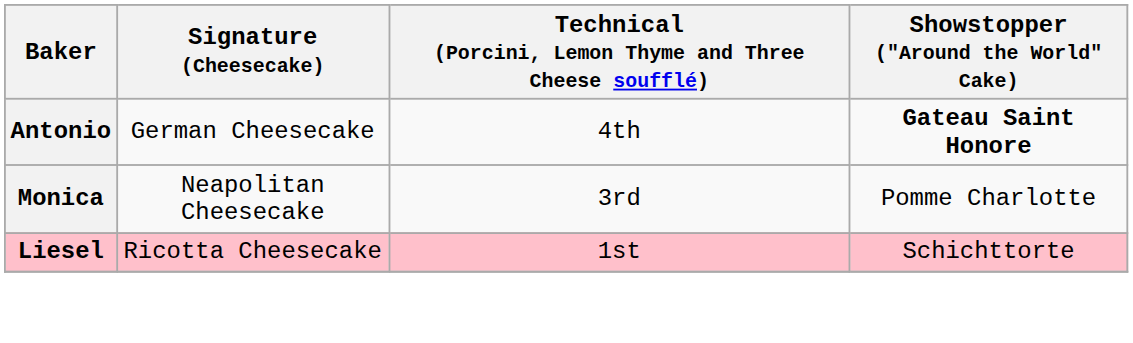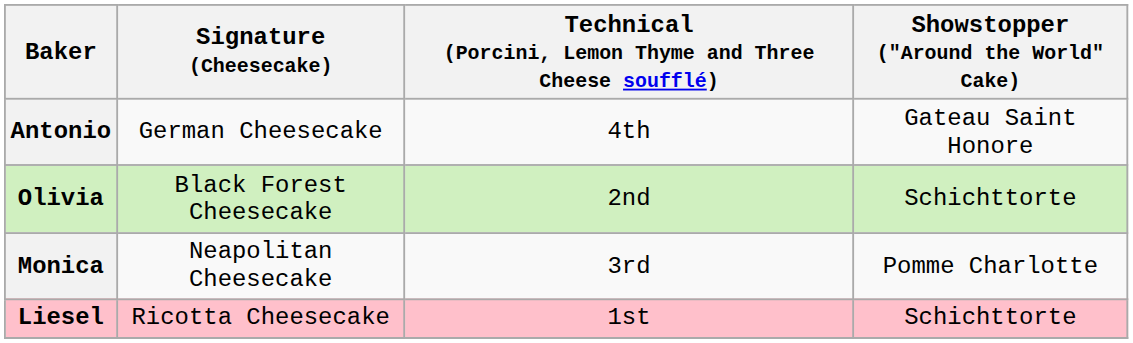(989, 132) bold -> (990, 132) normal
+ row: (61, 199)
